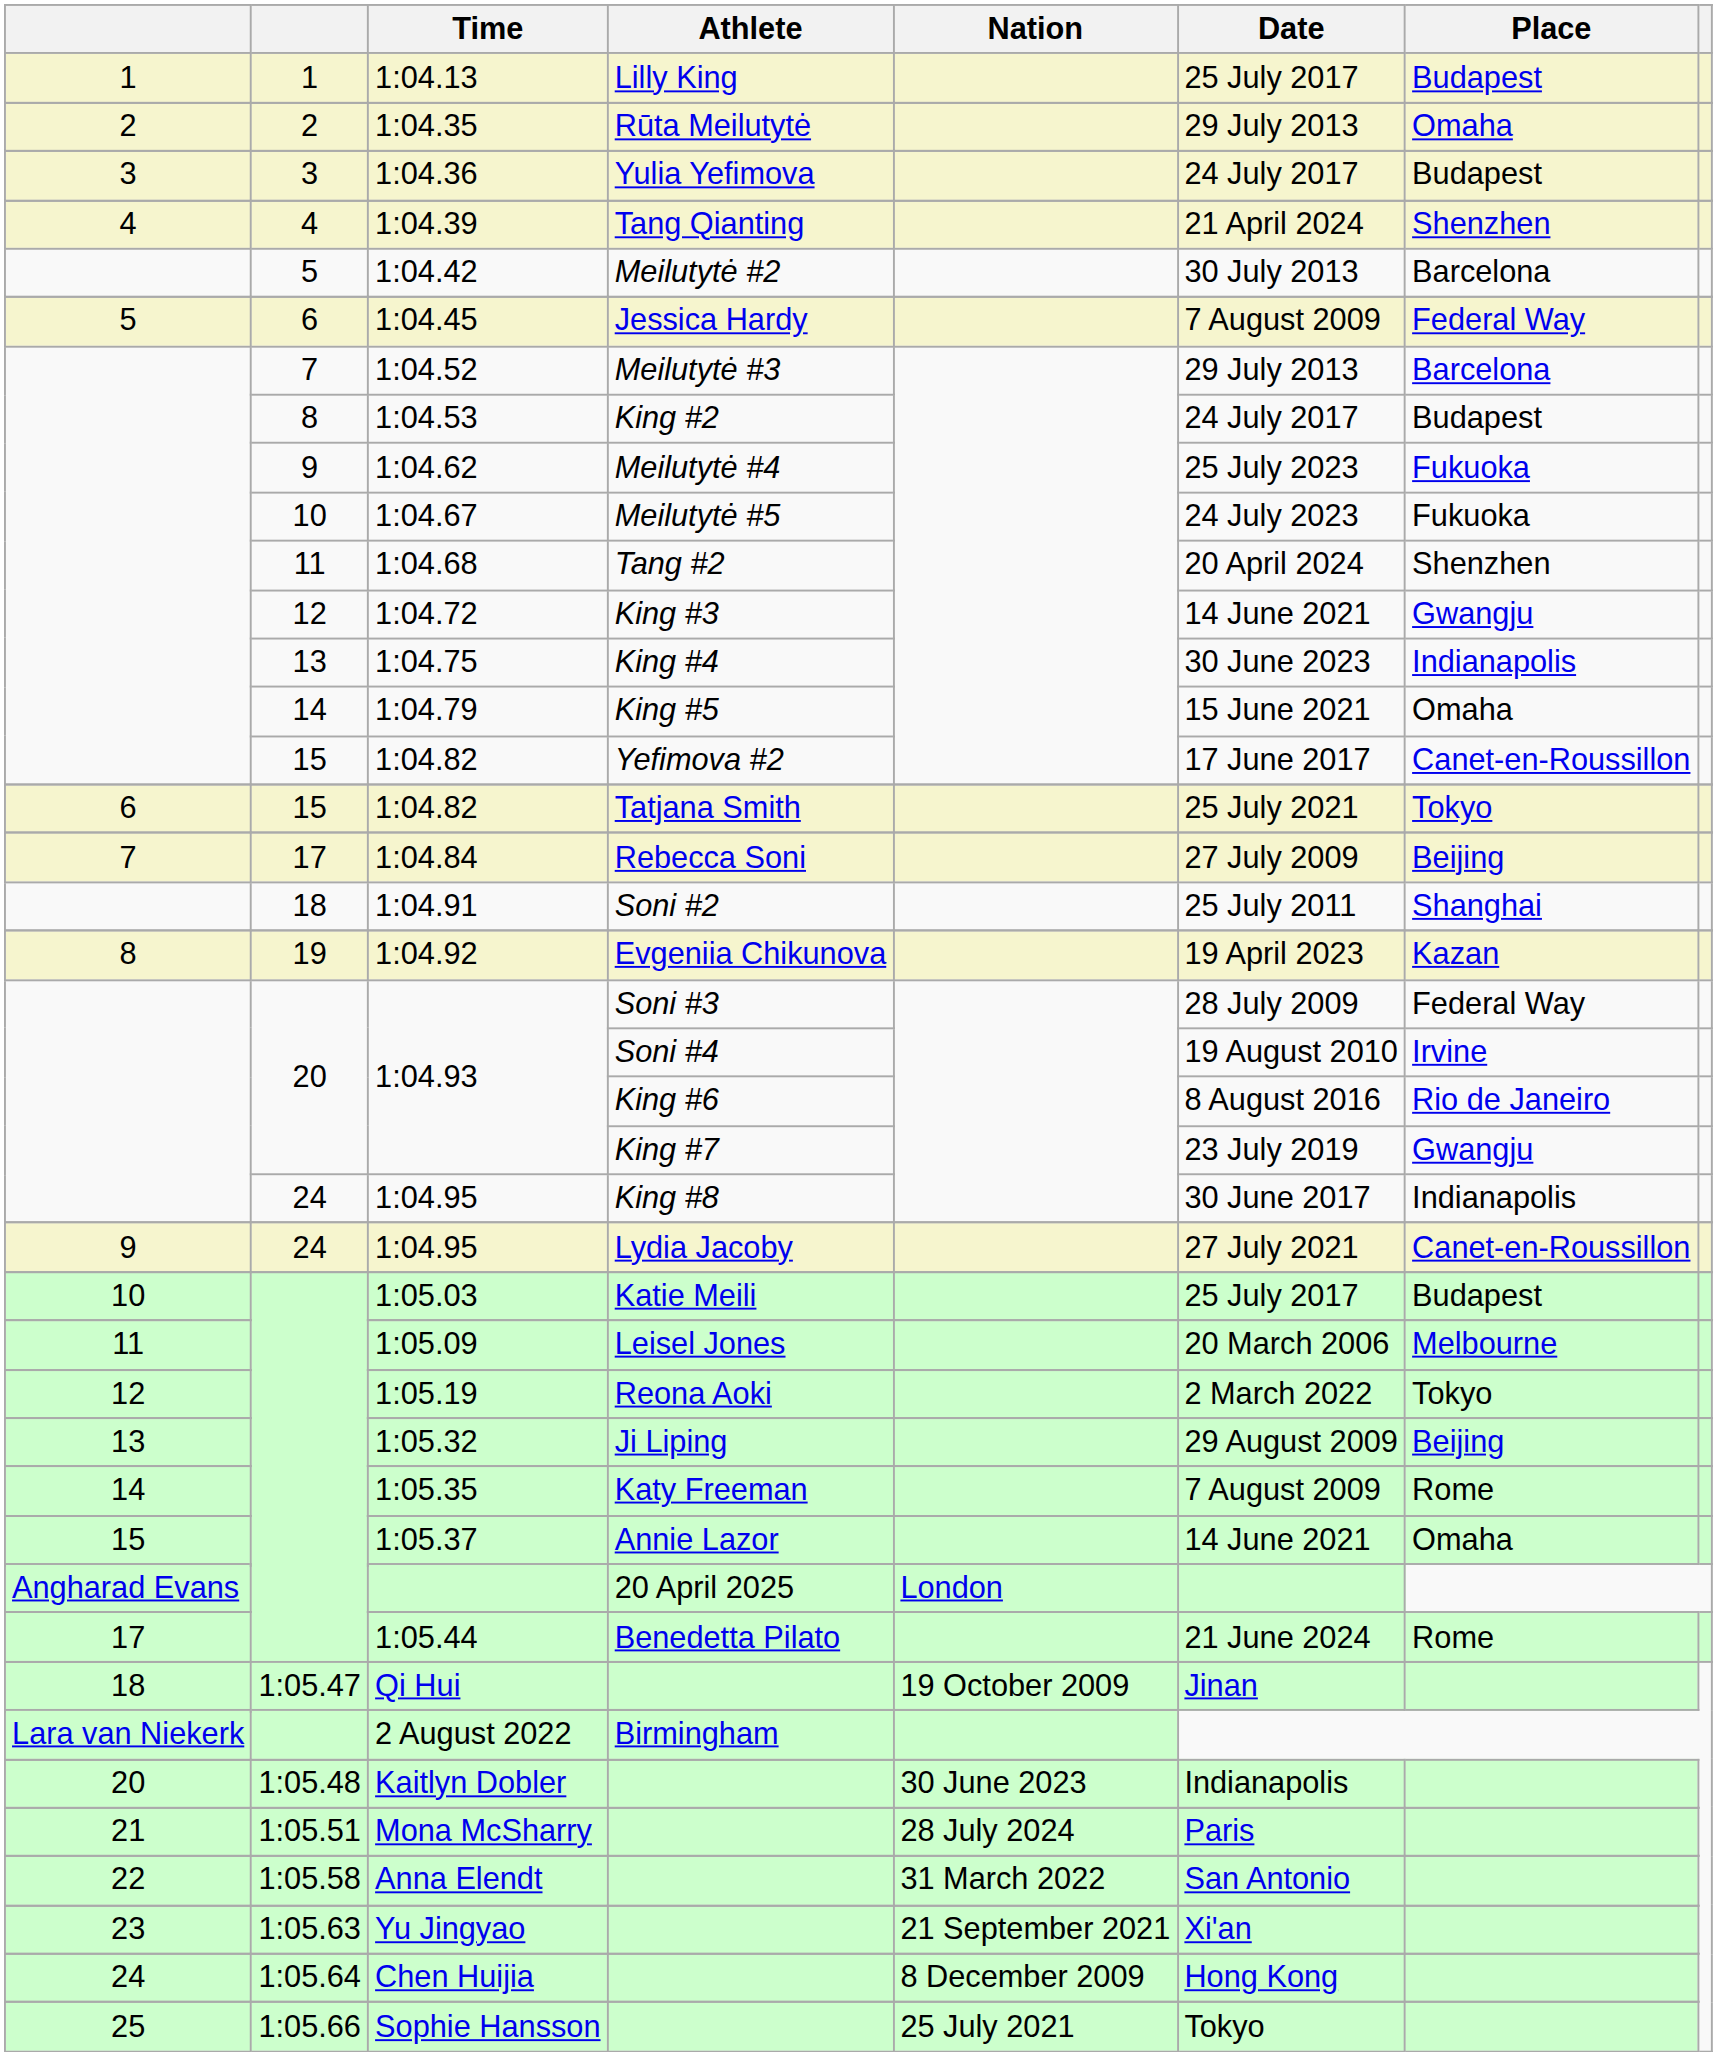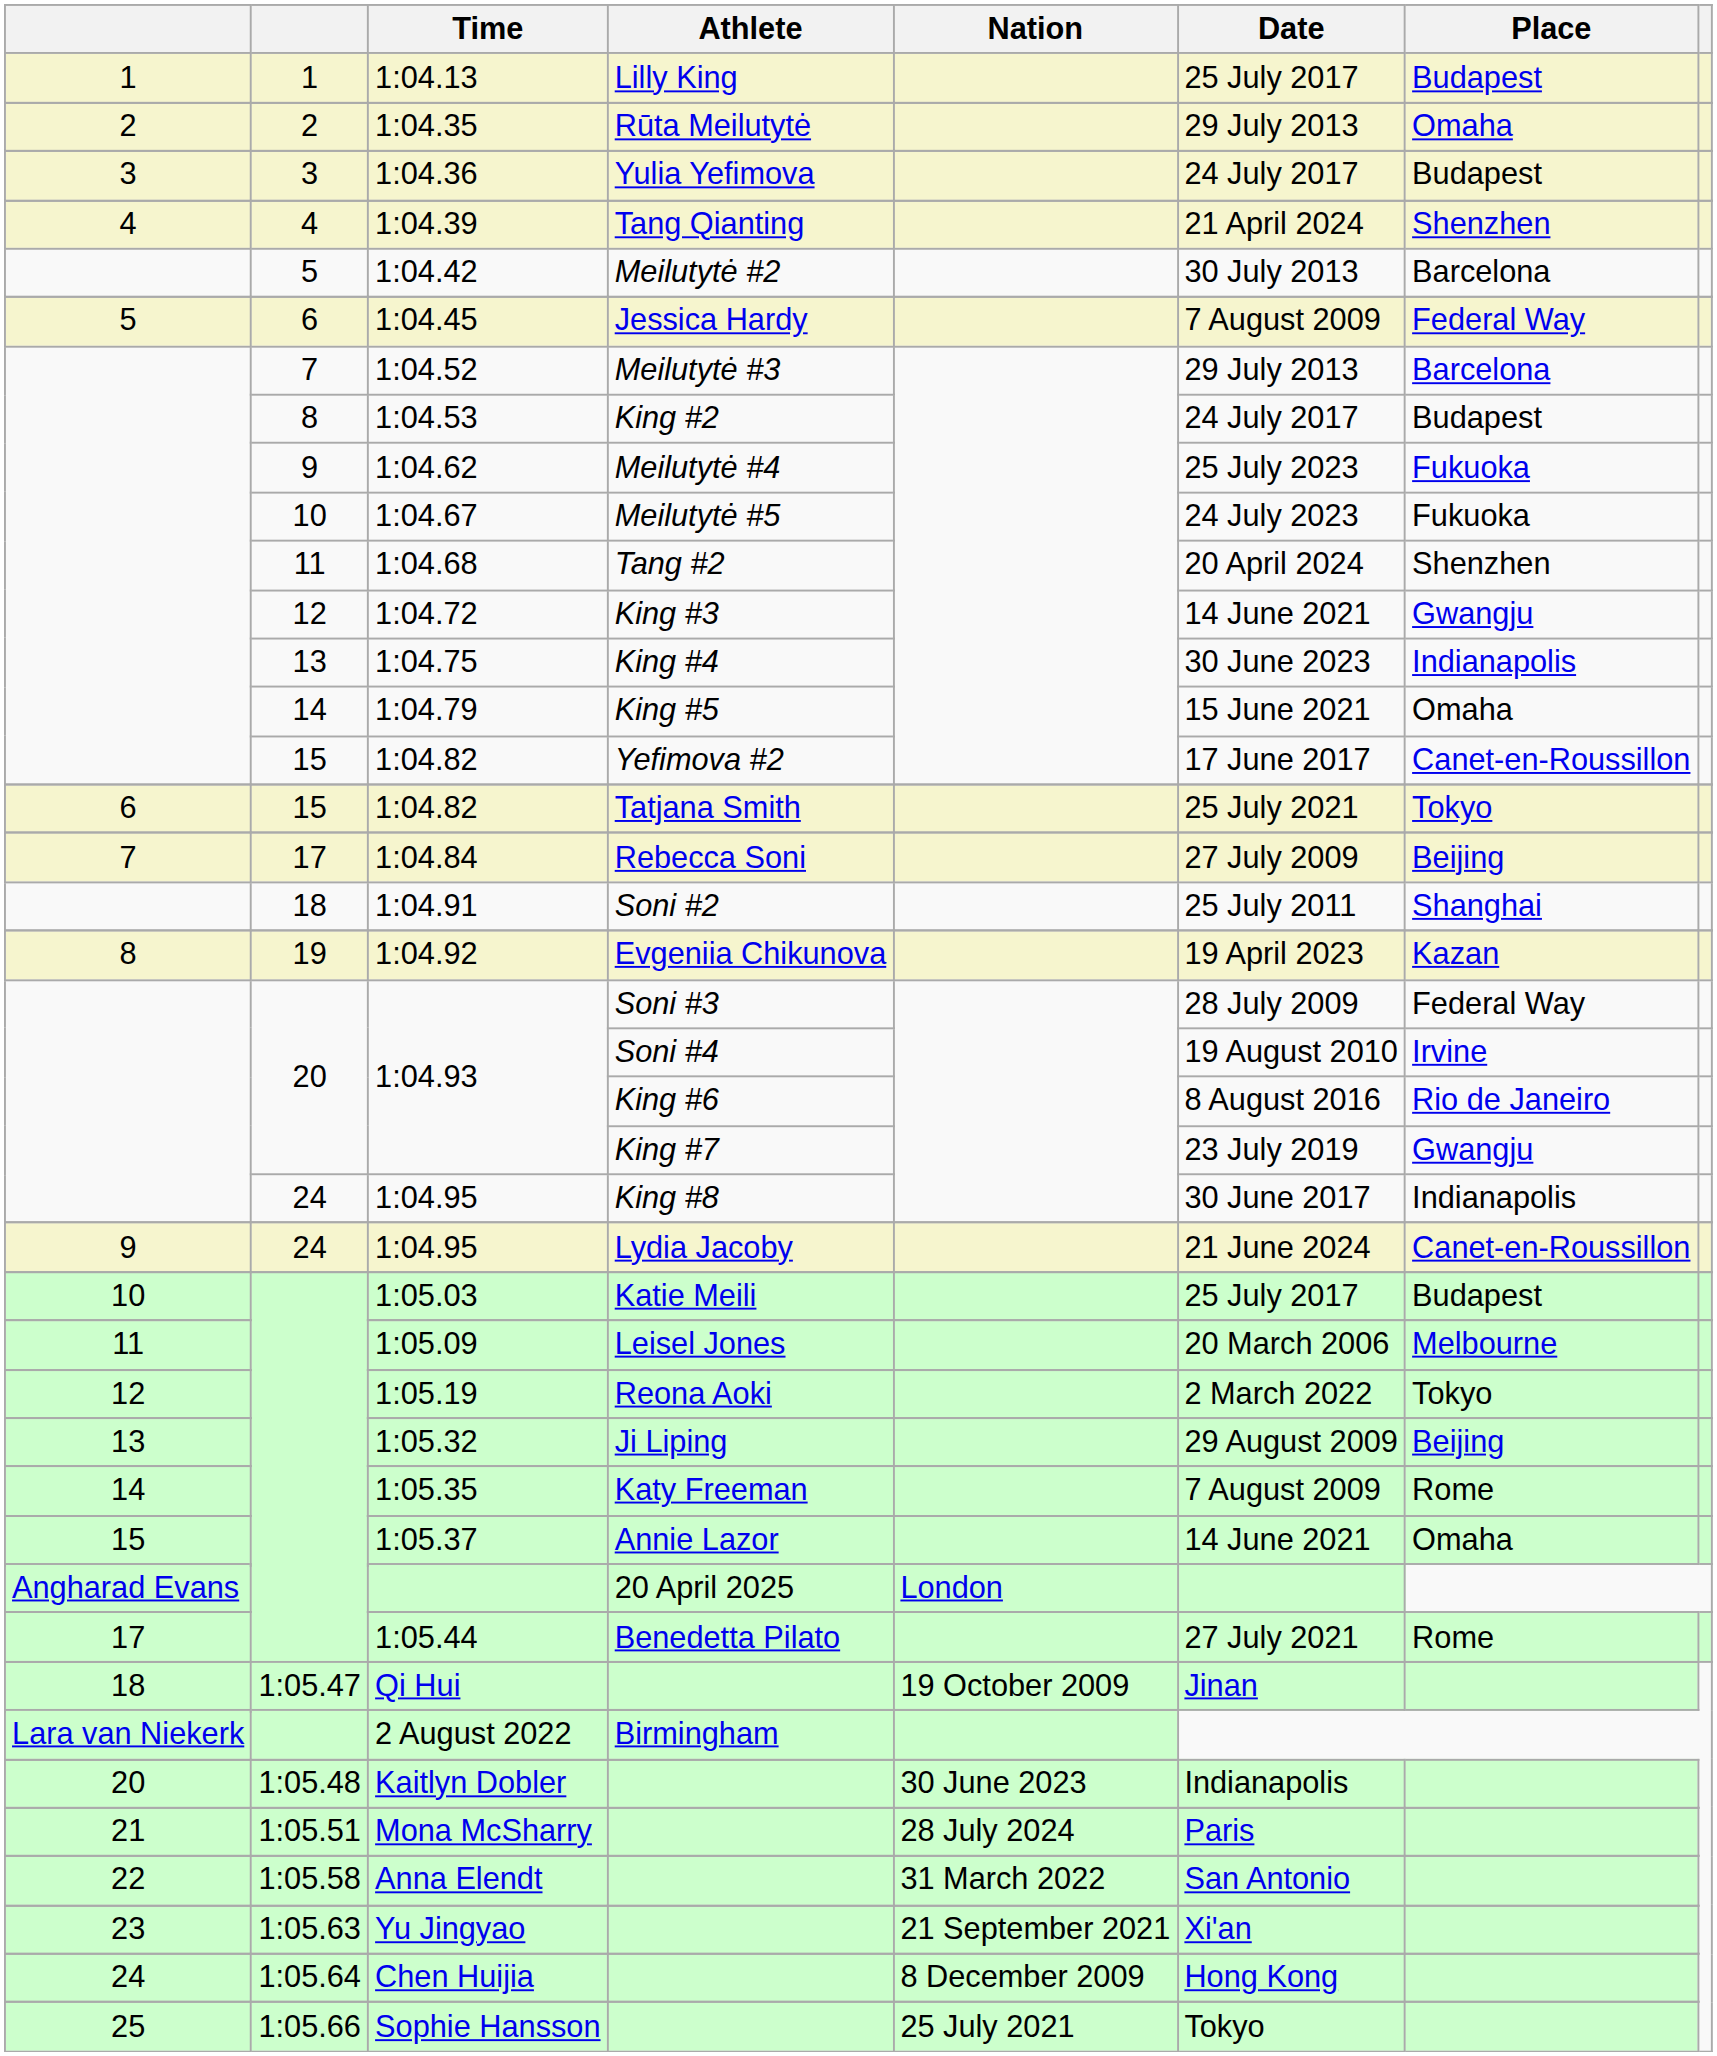(1272, 1246) 27 July 2021 -> (1278, 1246) 21 June 2024
(1278, 1636) 21 June 2024 -> (1272, 1636) 27 July 2021
